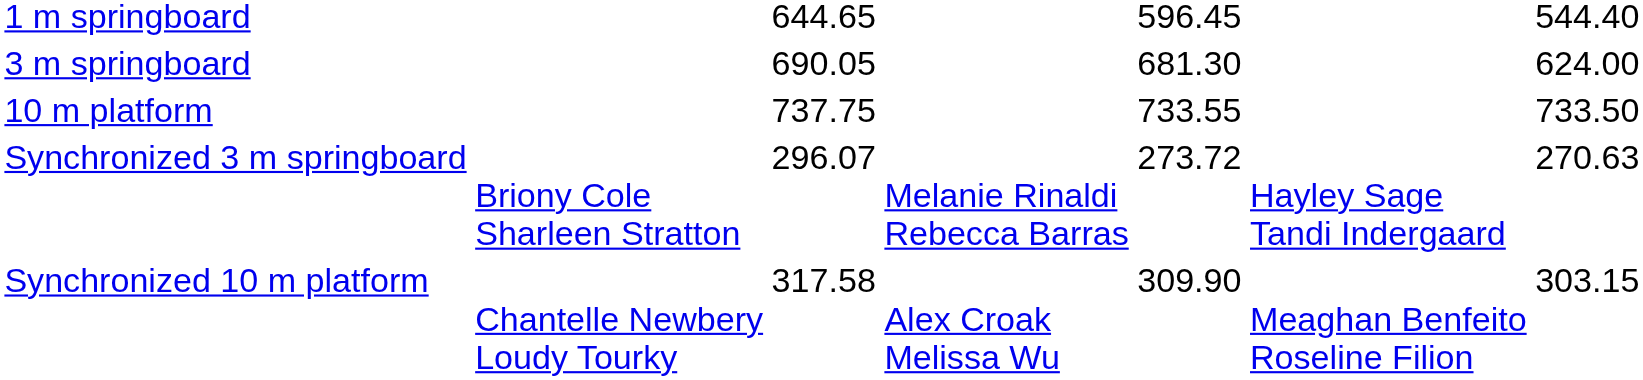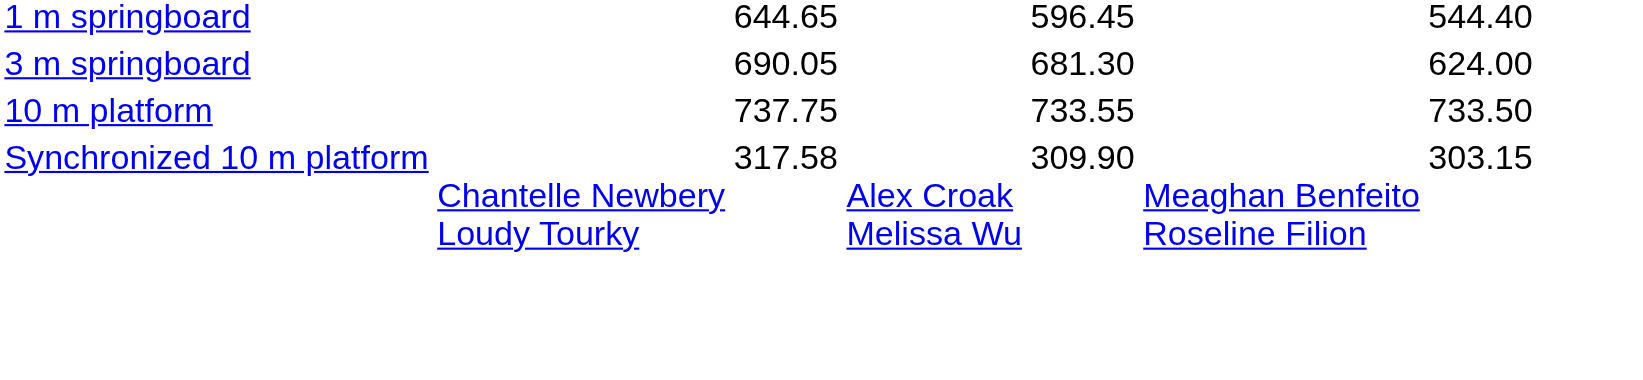- row: (236, 157)
